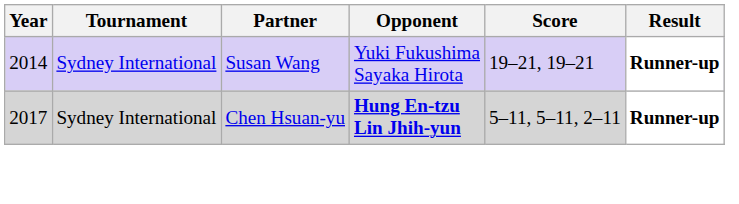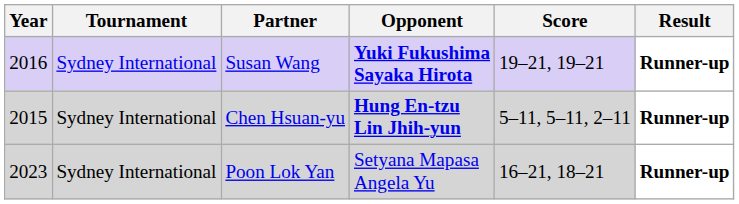(28, 63) 2014 -> (28, 63) 2016
(417, 63) normal -> (422, 63) bold
(28, 117) 2017 -> (28, 117) 2015
+ row: (280, 171)
